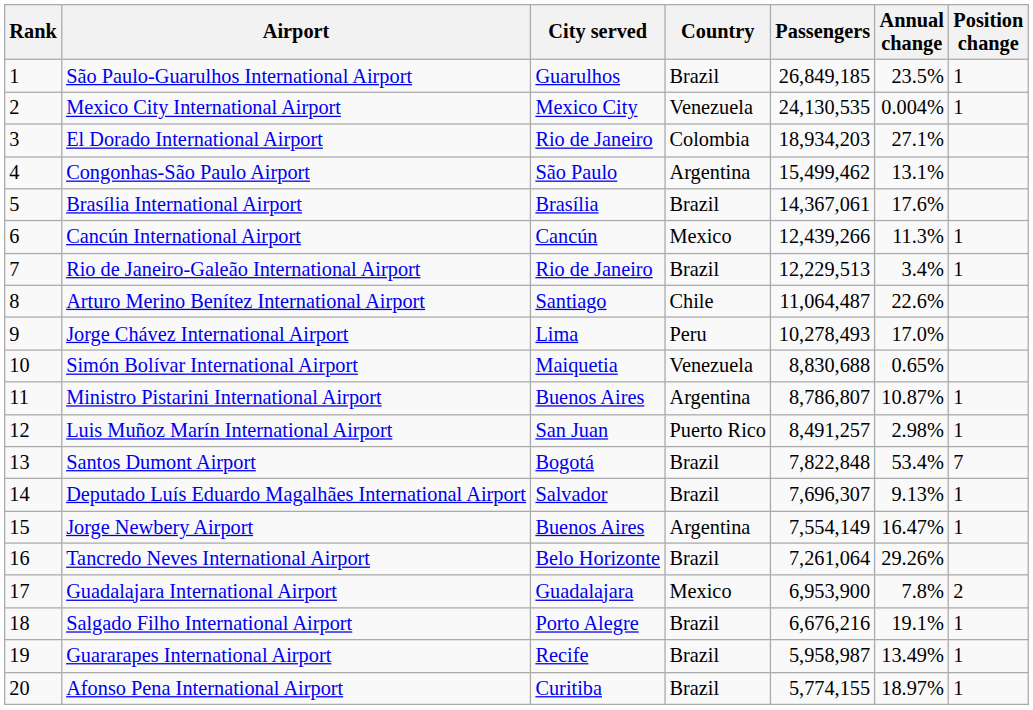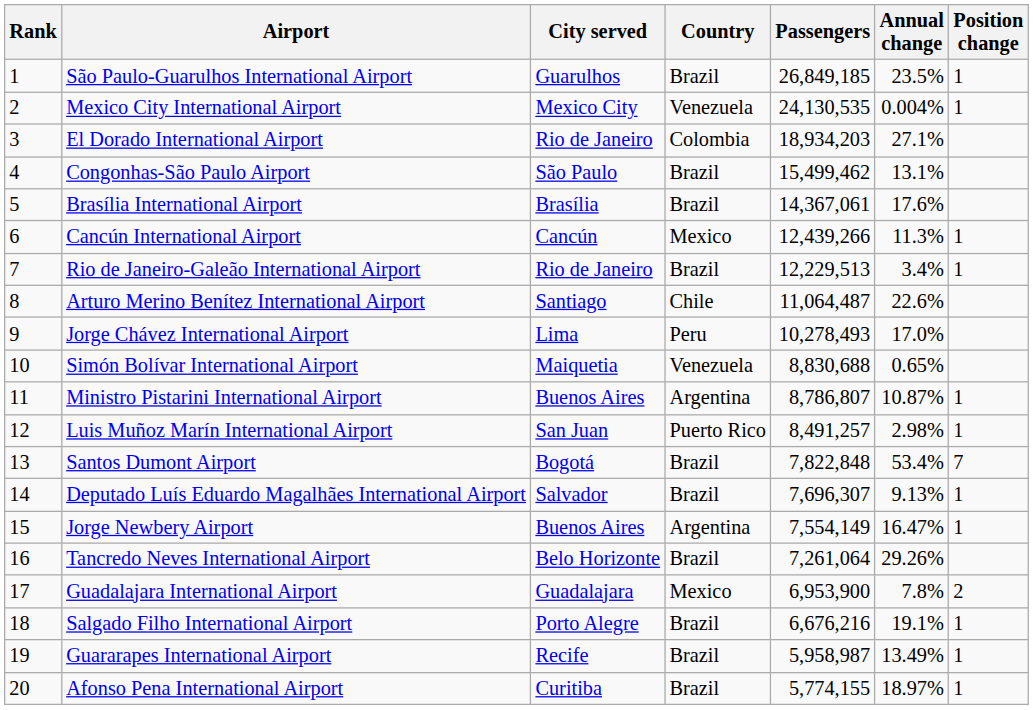(710, 172) Argentina -> (694, 172) Brazil
